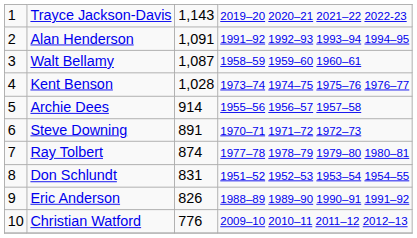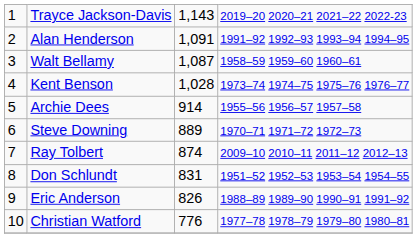(190, 130) 891 -> (190, 130) 889
(315, 153) 1977–78 1978–79 1979–80 1980–81 -> (314, 153) 2009–10 2010–11 2011–12 2012–13
(314, 221) 2009–10 2010–11 2011–12 2012–13 -> (315, 221) 1977–78 1978–79 1979–80 1980–81
